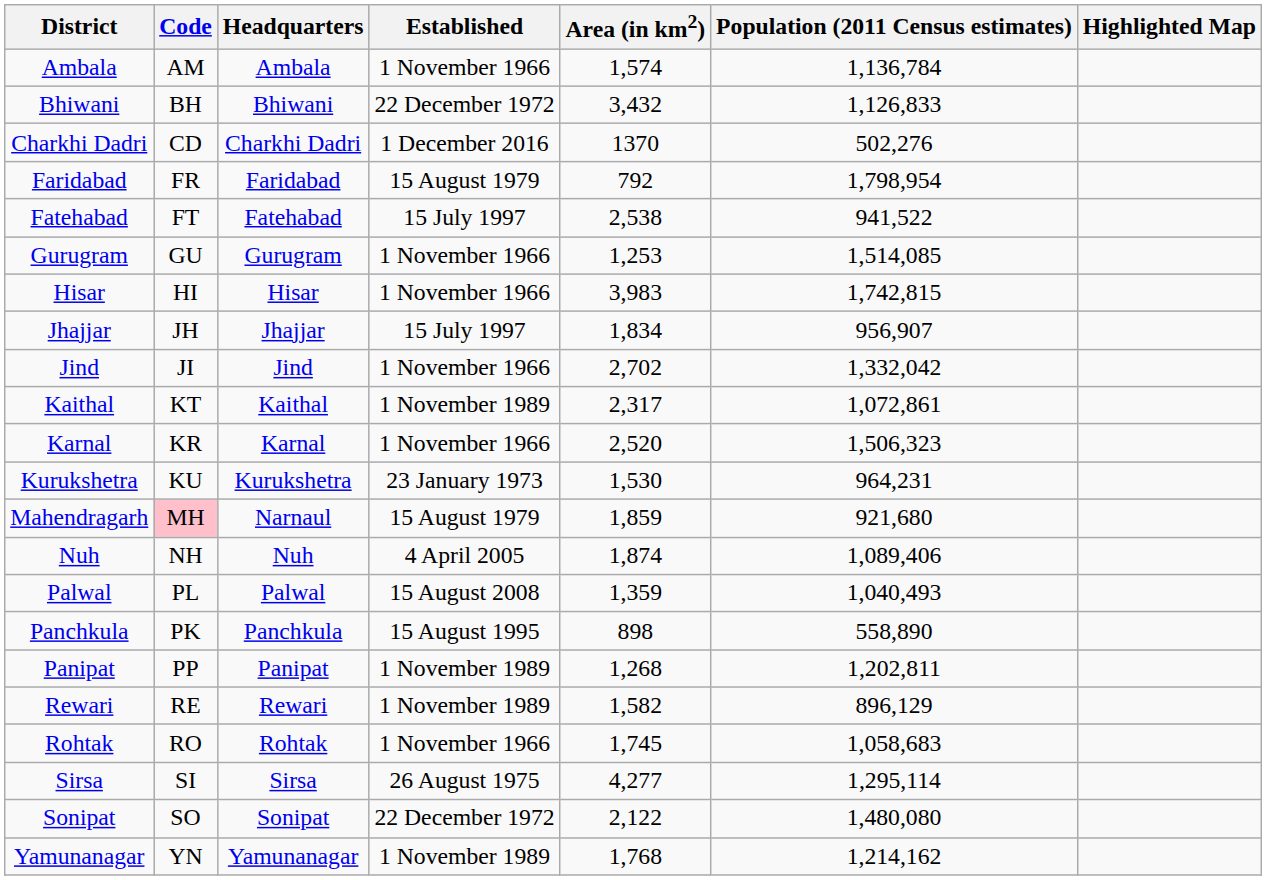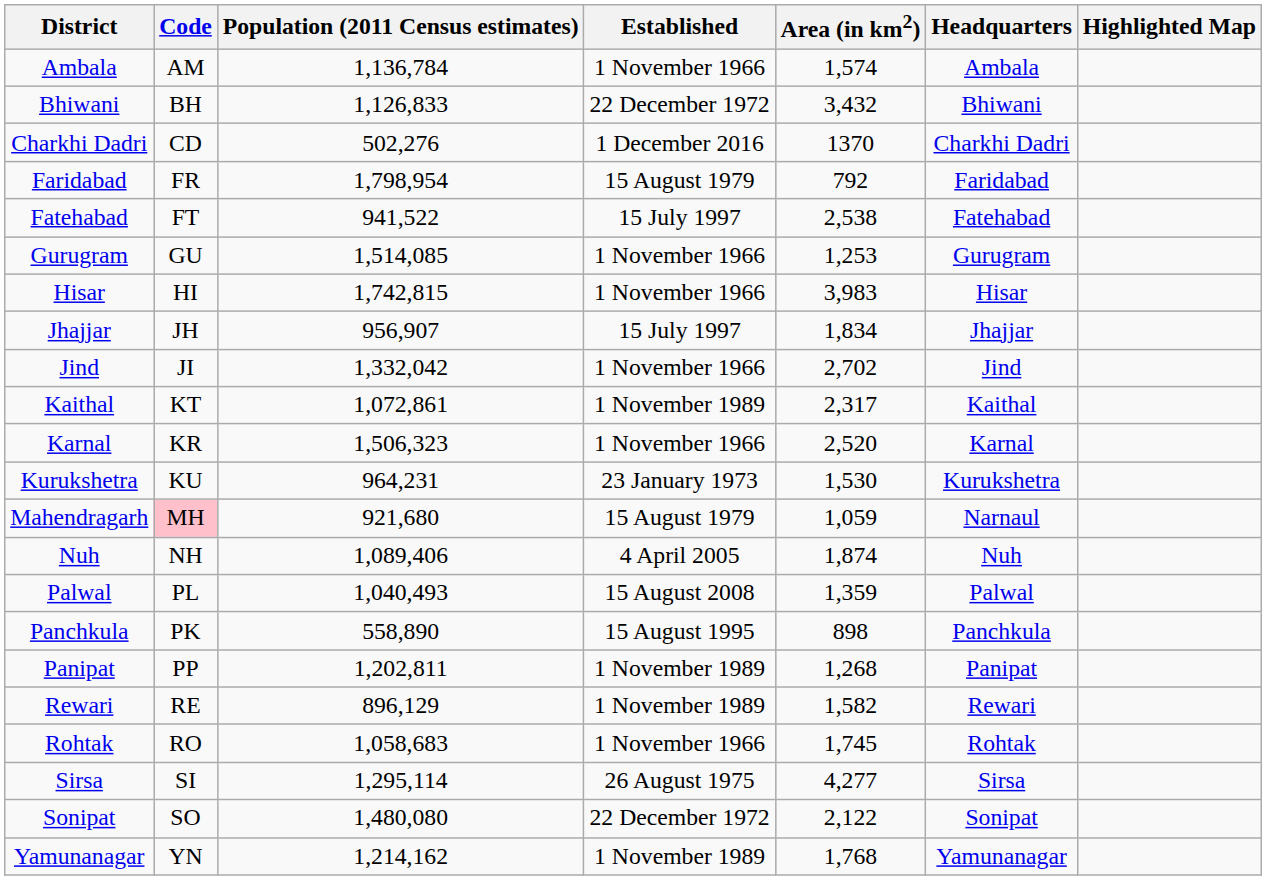columns swapped: (293, 26) <-> (894, 26)
(635, 517) 1,859 -> (850, 517) 1,059
